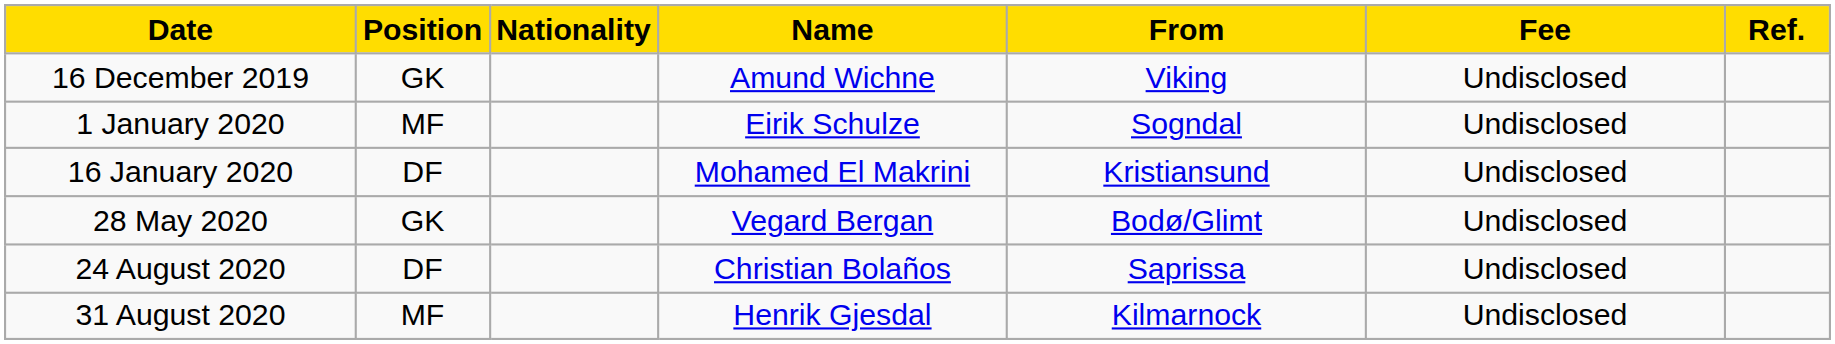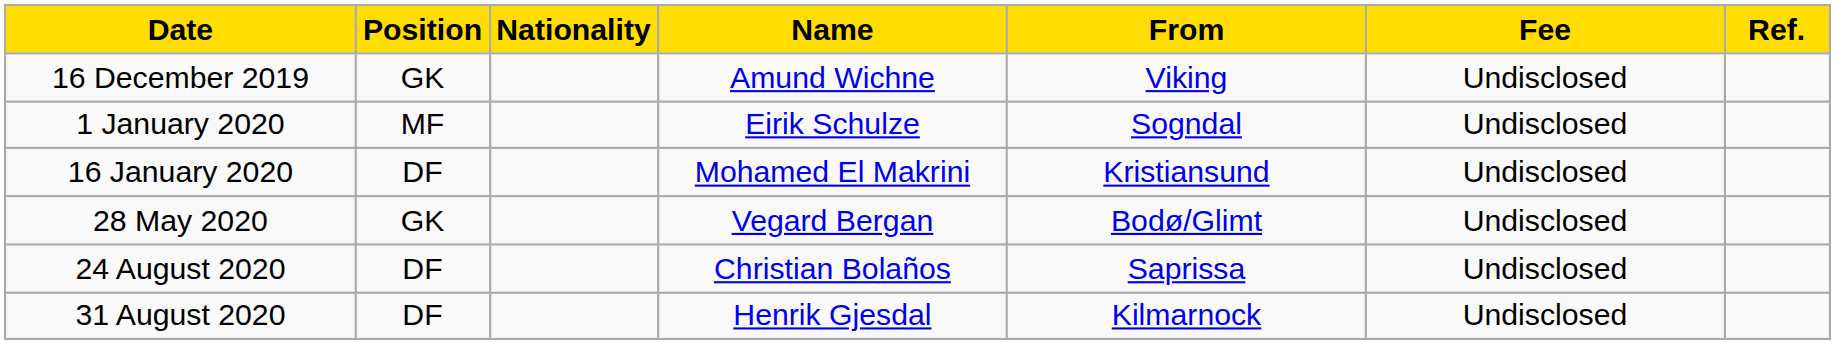(422, 316) MF -> (422, 316) DF
